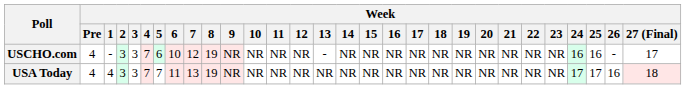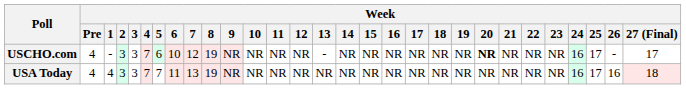(487, 53) normal -> (487, 53) bold
(595, 53) 16 -> (596, 53) 17
(577, 73) 17 -> (577, 73) 16
